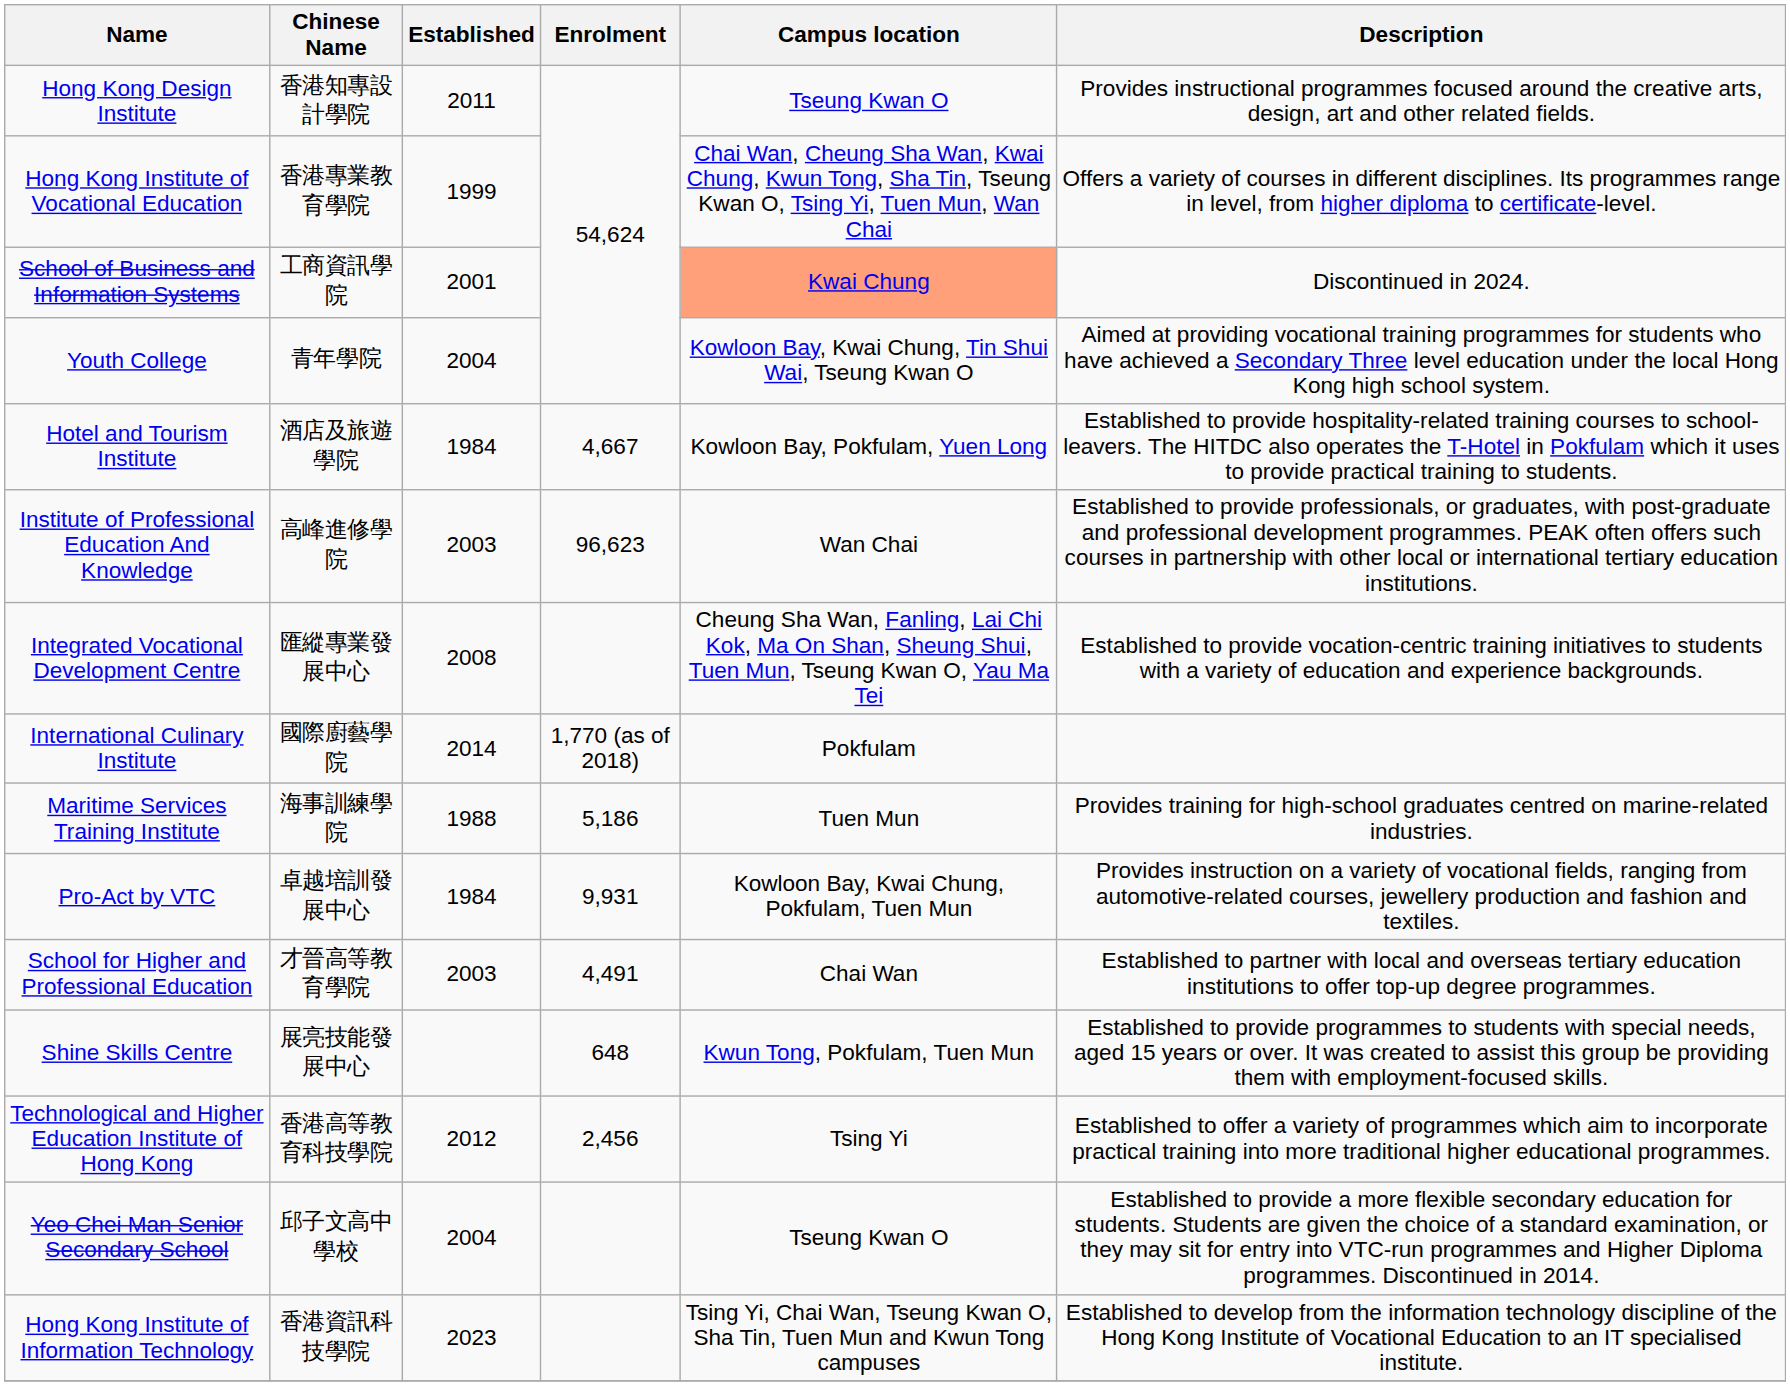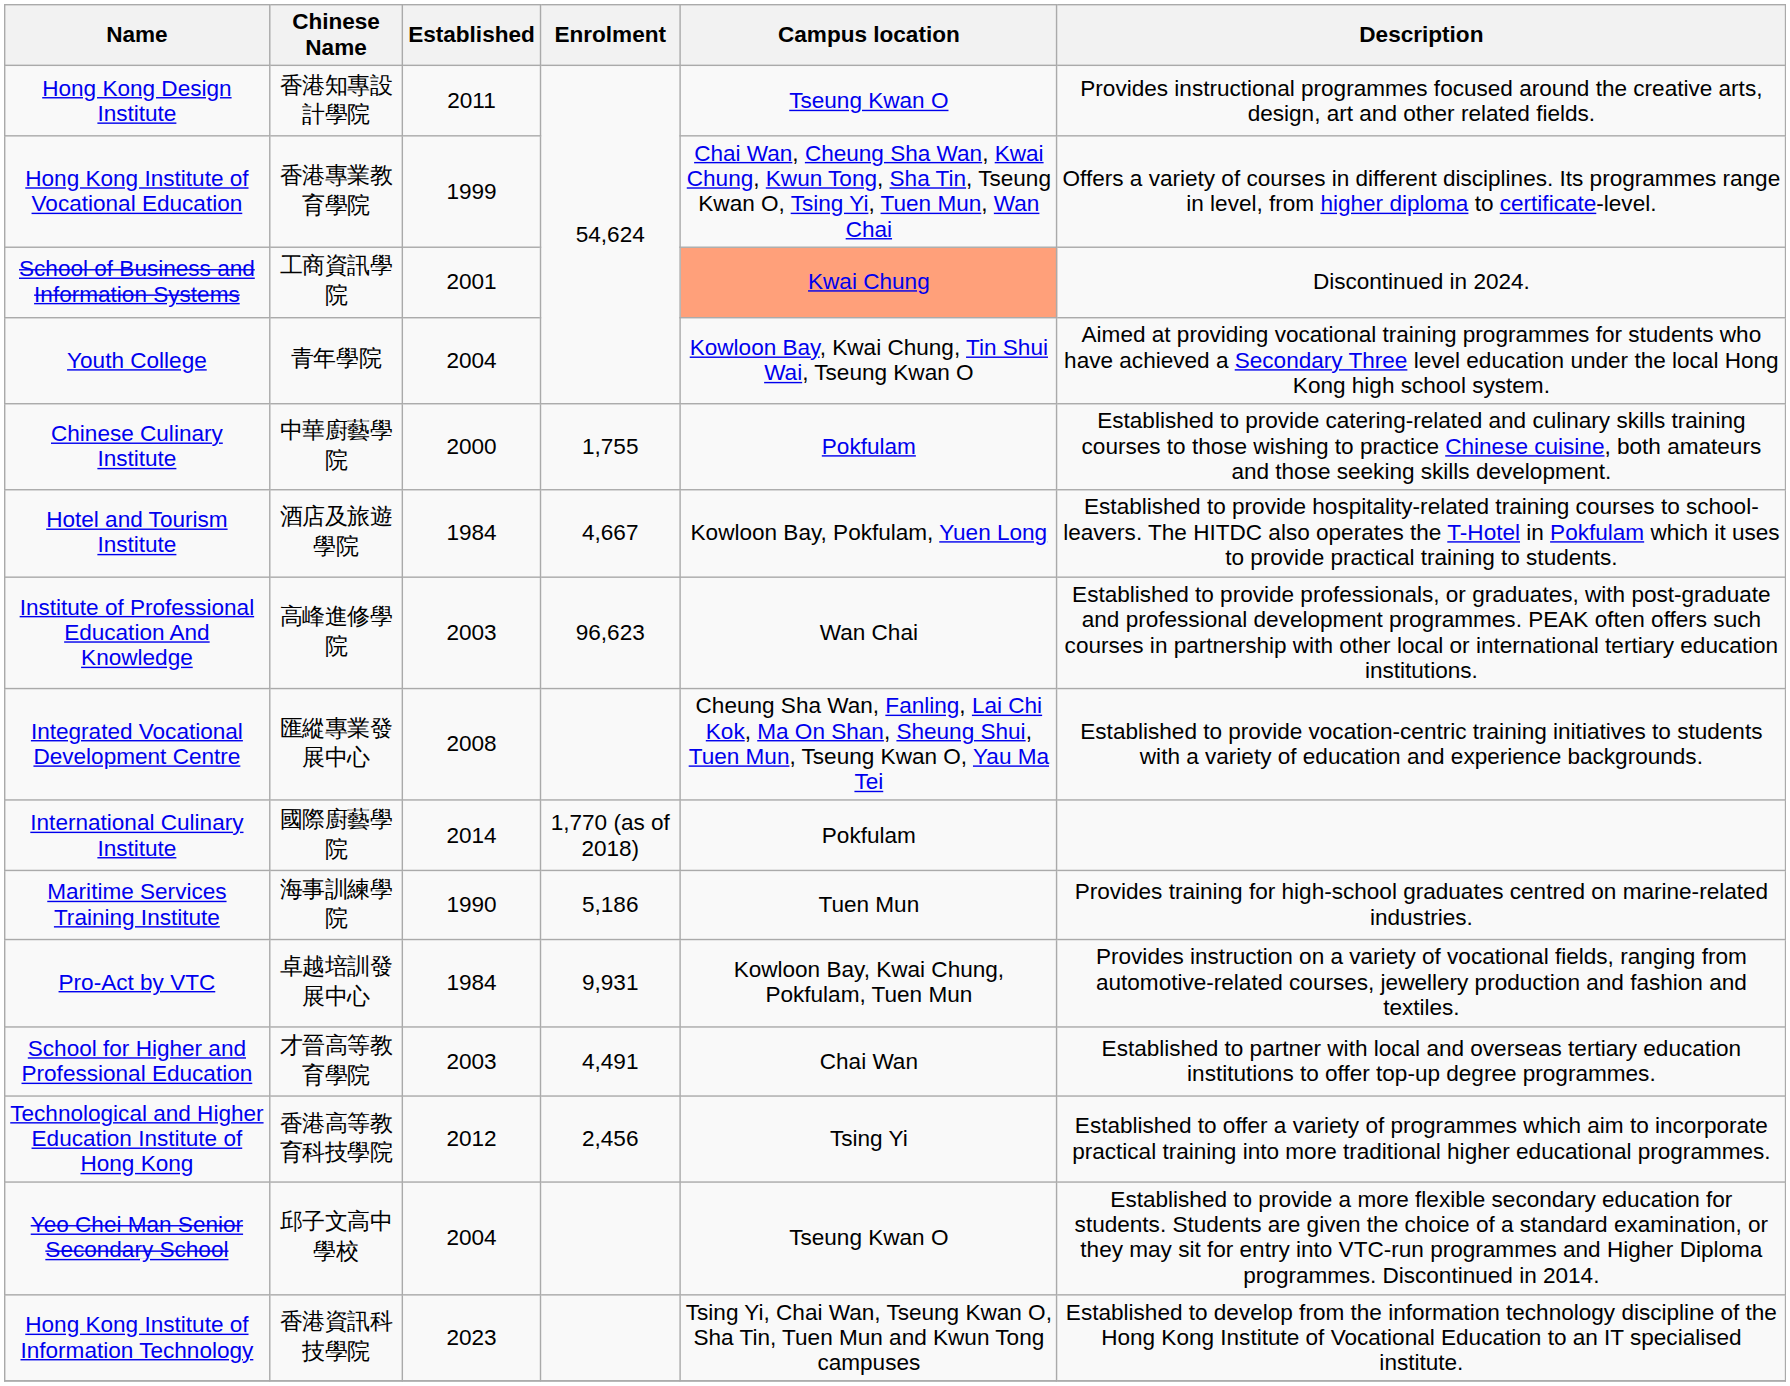+ row: (137, 446)
(471, 818) 1988 -> (471, 904) 1990
- row: (137, 1052)
